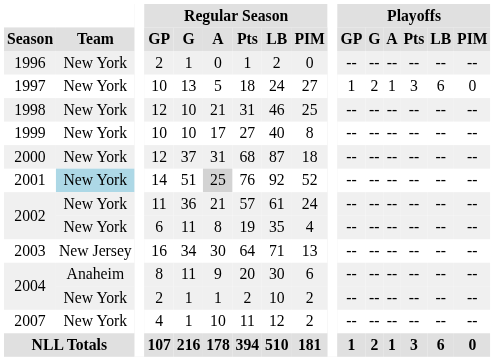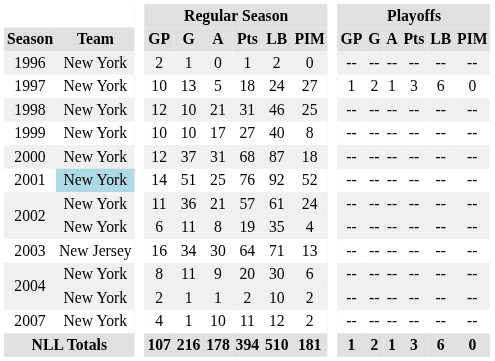(218, 180) lightgrey background -> (218, 180) no background
(95, 274) Anaheim -> (95, 274) New York
